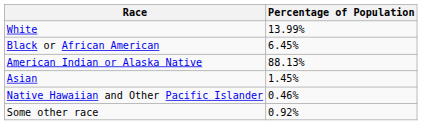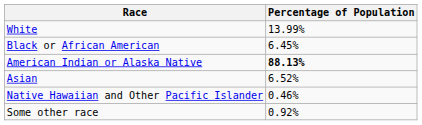(286, 62) normal -> (286, 62) bold
(283, 79) 1.45% -> (283, 79) 6.52%
